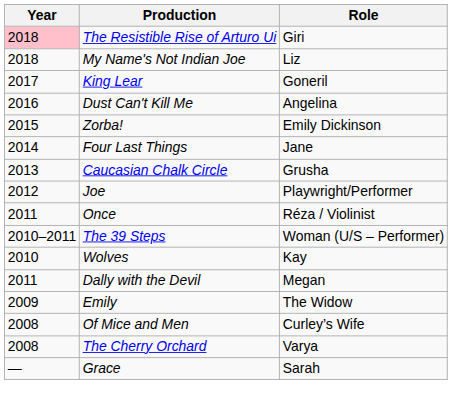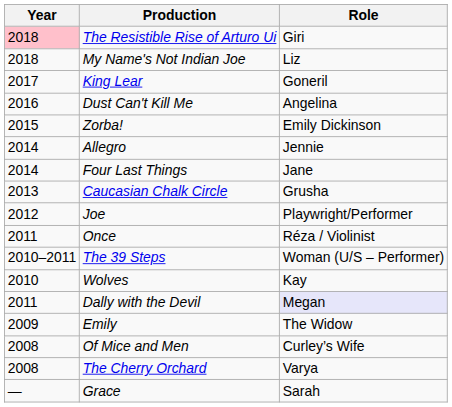+ row: (104, 147)
(304, 280) no background -> (304, 302) lavender background
